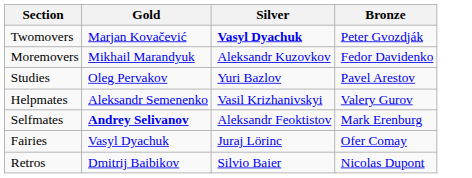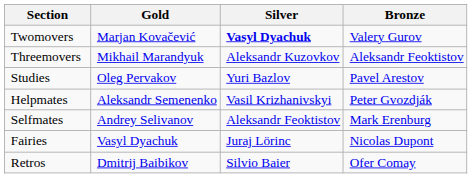(380, 36) Peter Gvozdják -> (384, 36) Valery Gurov
+ row: (47, 57)
- row: (43, 57)
(375, 99) Valery Gurov -> (389, 99) Peter Gvozdják
(137, 120) bold -> (143, 120) normal
(372, 141) Ofer Comay -> (390, 141) Nicolas Dupont
(381, 162) Nicolas Dupont -> (381, 162) Ofer Comay
